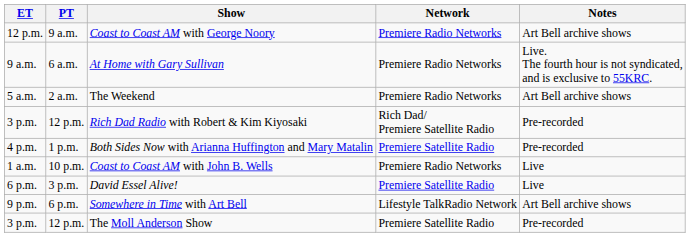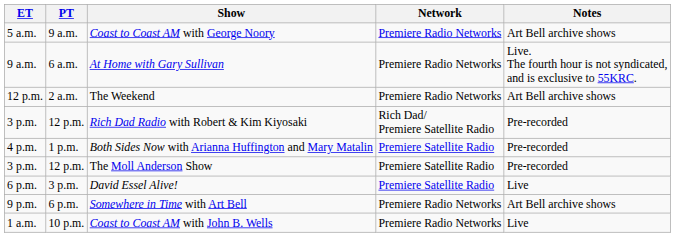(25, 32) 12 p.m. -> (22, 32) 5 a.m.
(22, 96) 5 a.m. -> (25, 96) 12 p.m.
rows swapped: (151, 222) <-> (181, 166)
(448, 204) Lifestyle TalkRadio Network -> (440, 204) Premiere Radio Networks
